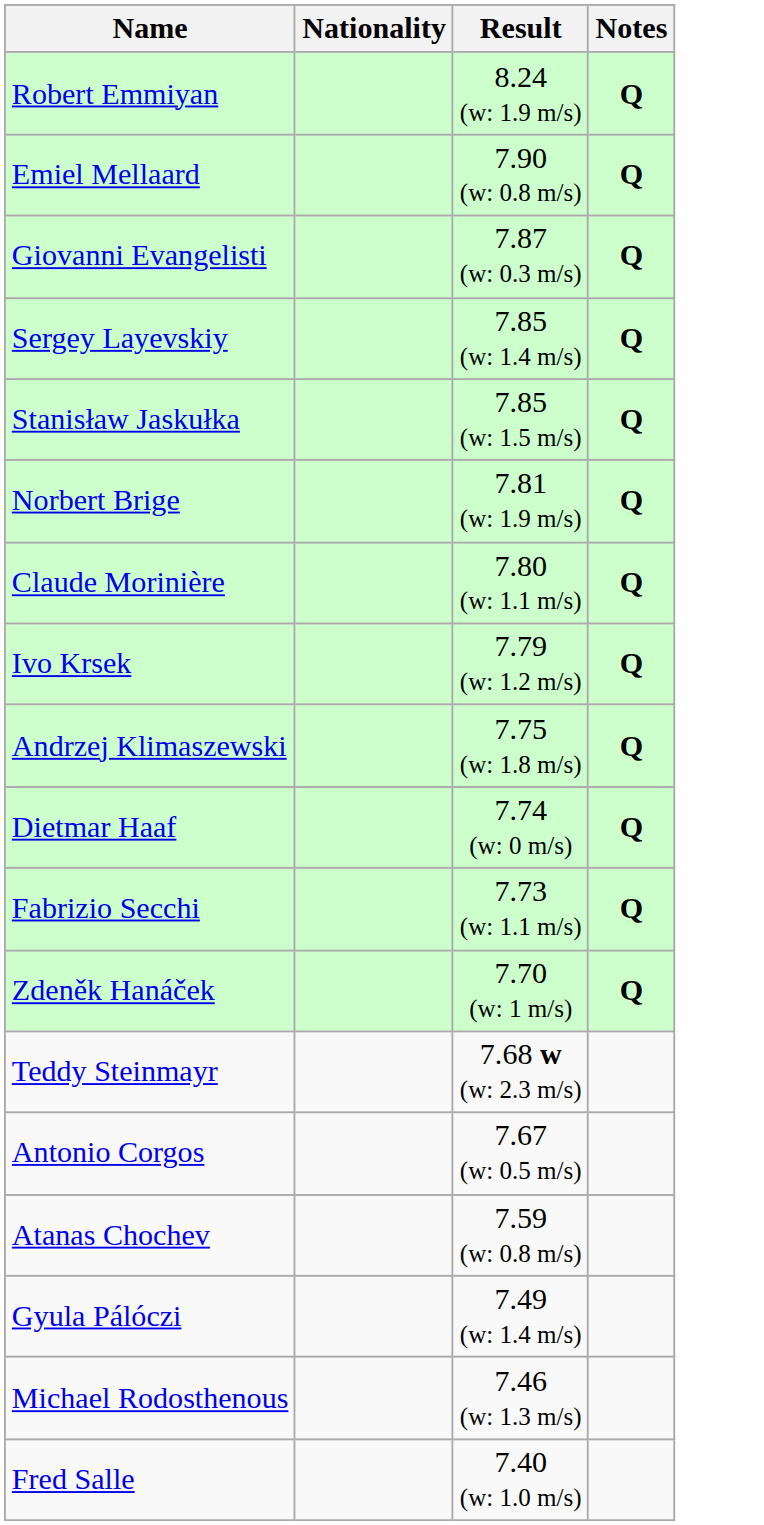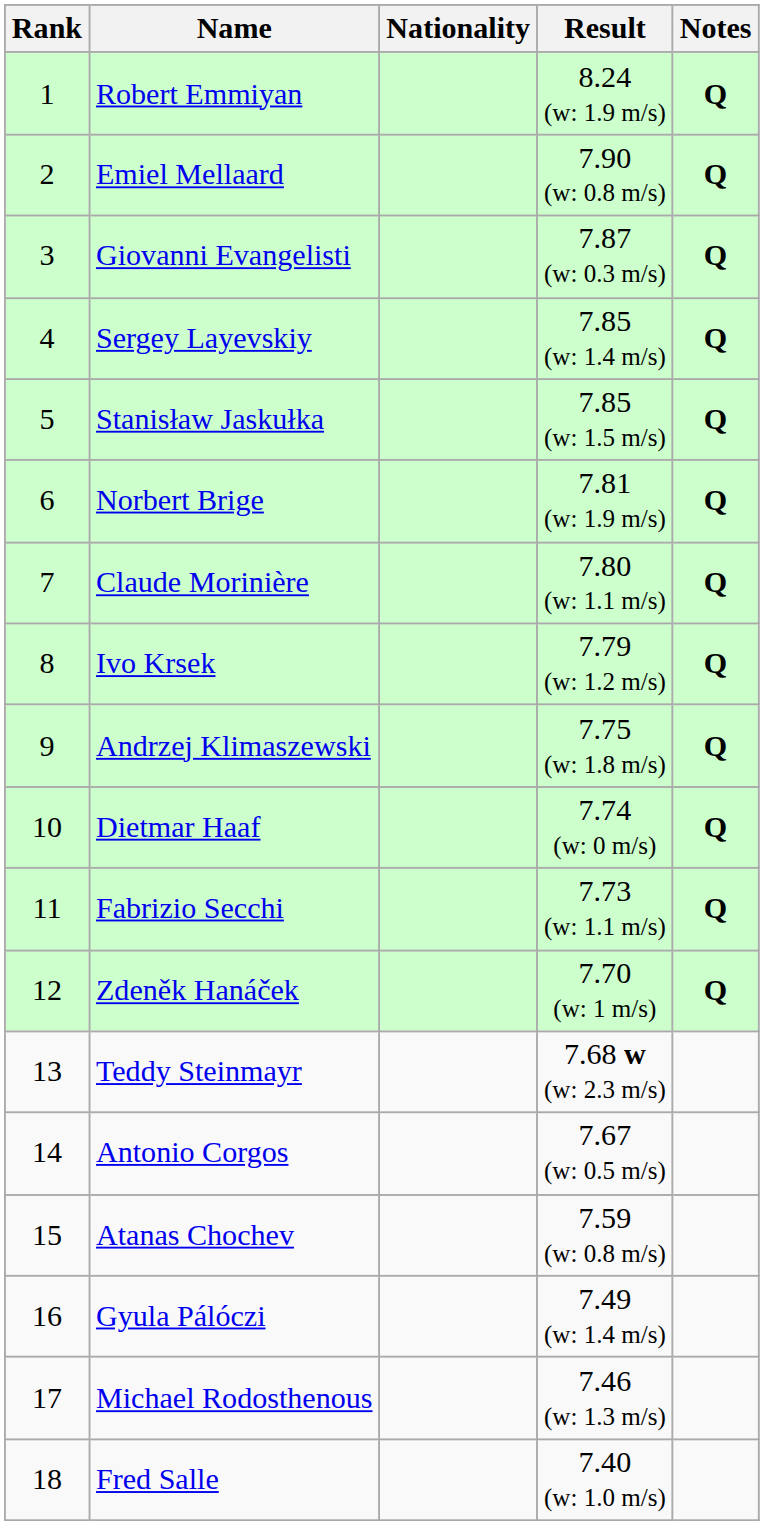+ column: (47, 28)
